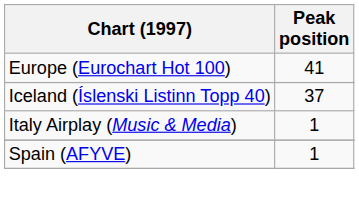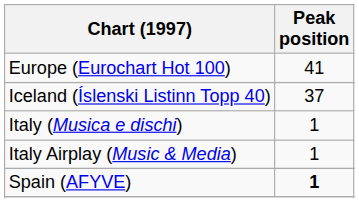+ row: (96, 125)
(314, 153) normal -> (314, 182) bold
